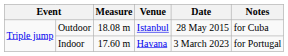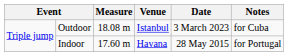(203, 28) 28 May 2015 -> (201, 28) 3 March 2023
(201, 43) 3 March 2023 -> (203, 43) 28 May 2015
